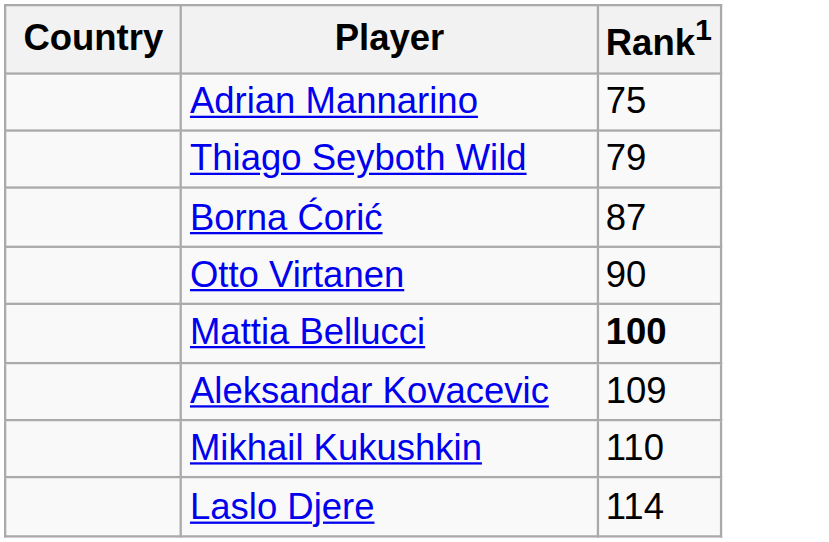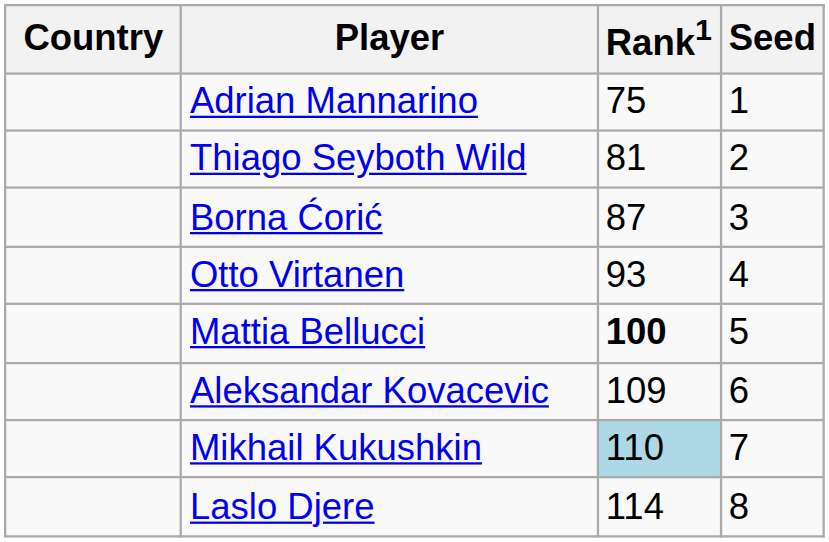+ column: (772, 38)
(626, 159) 79 -> (626, 159) 81
(626, 274) 90 -> (626, 274) 93
(635, 448) no background -> (635, 448) lightblue background
